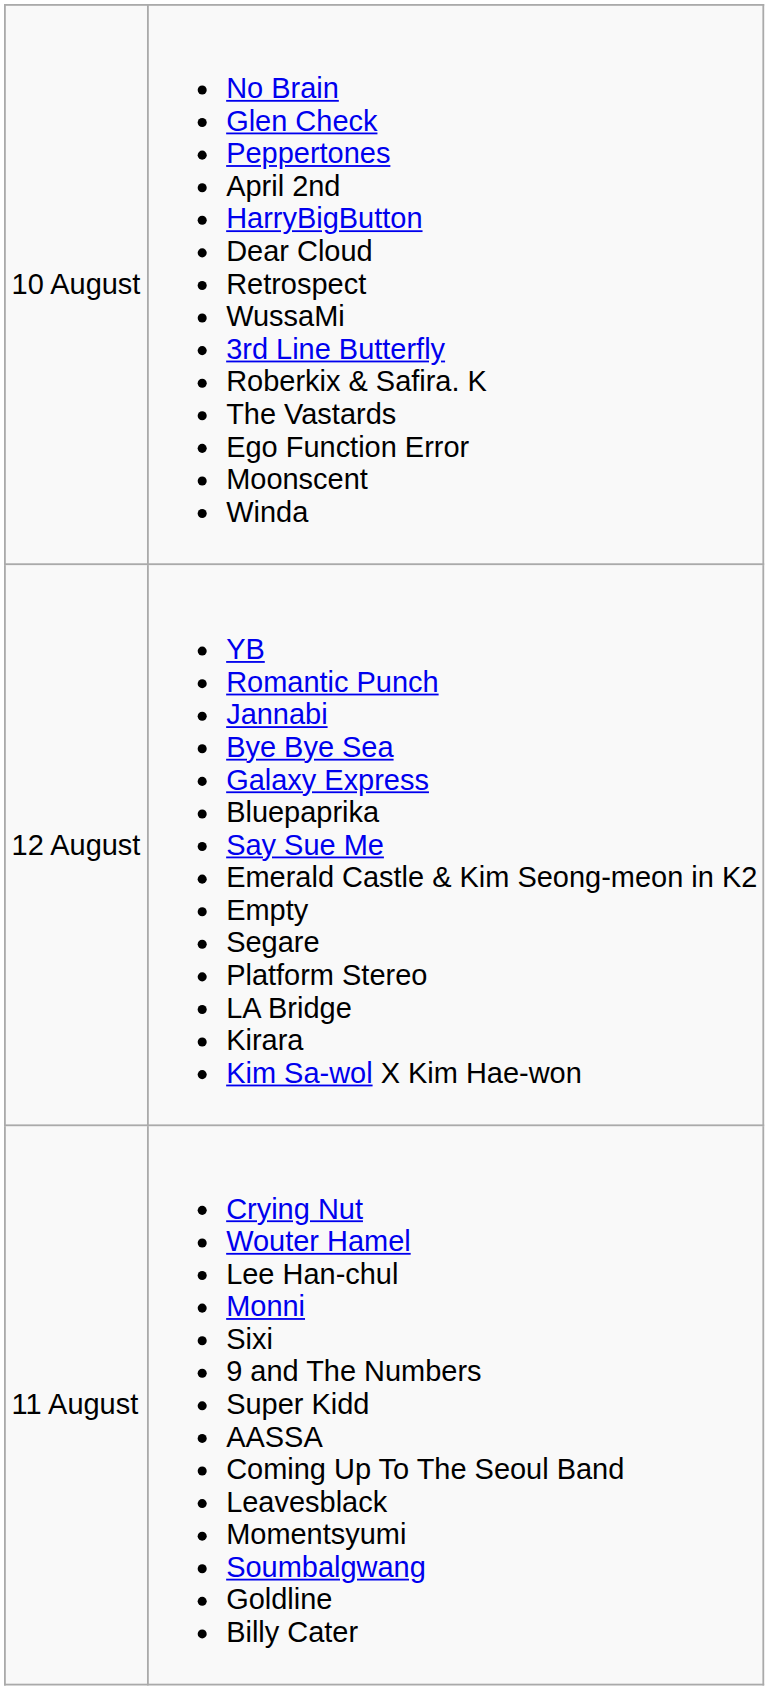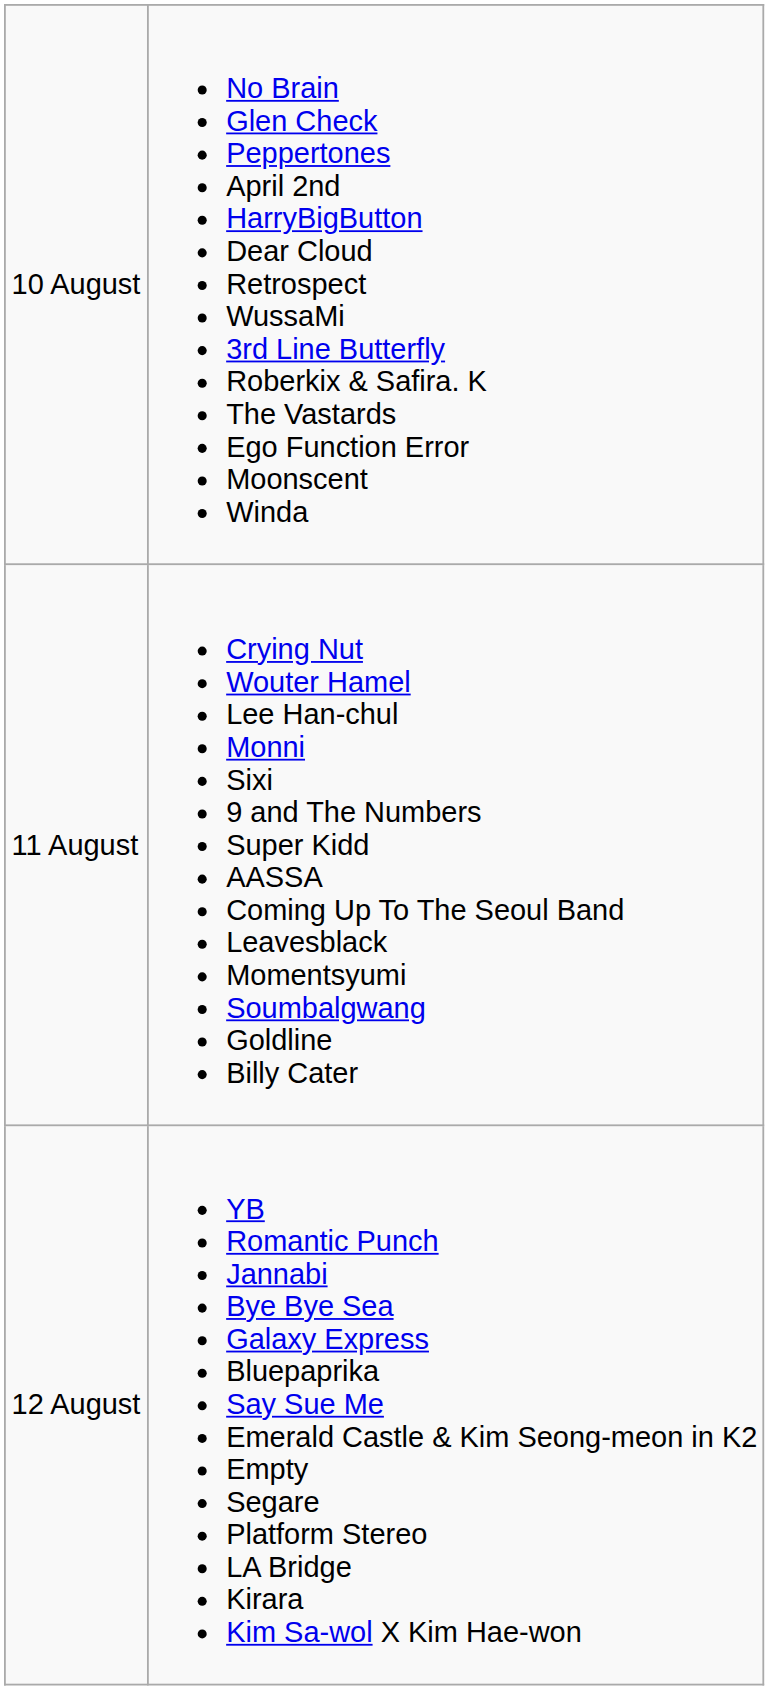rows swapped: (75, 1404) <-> (76, 844)
